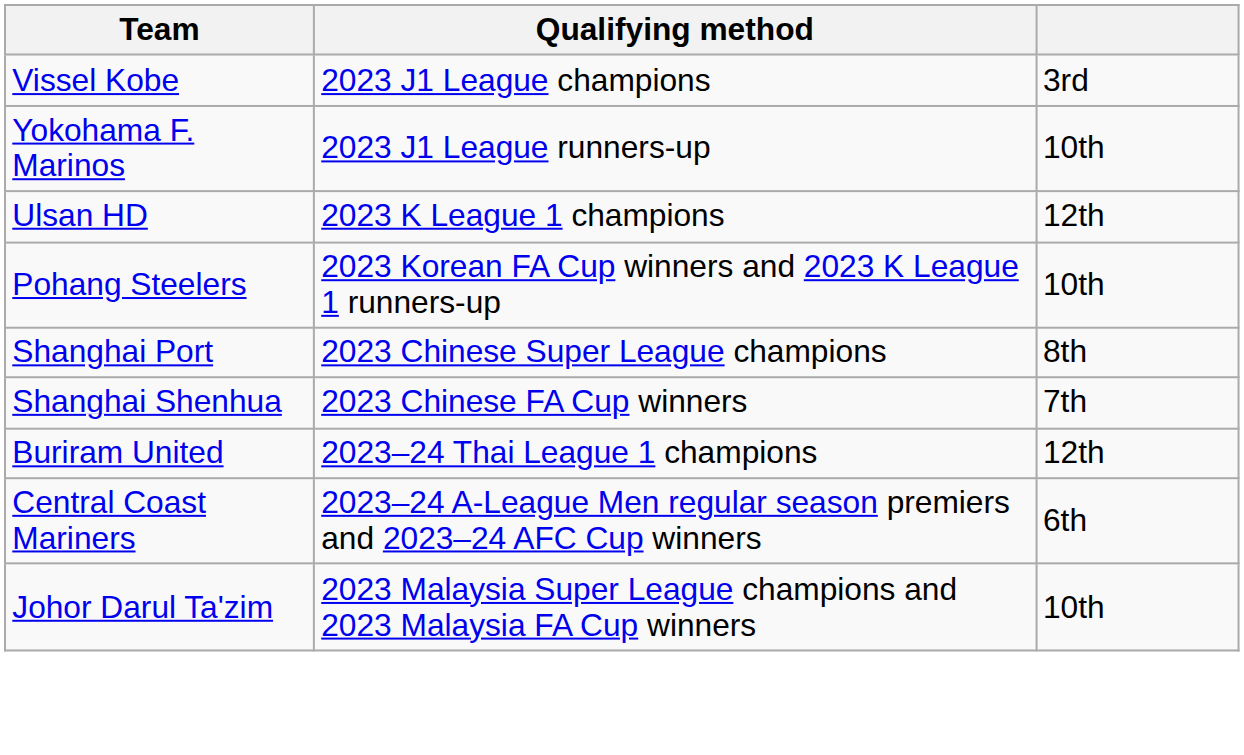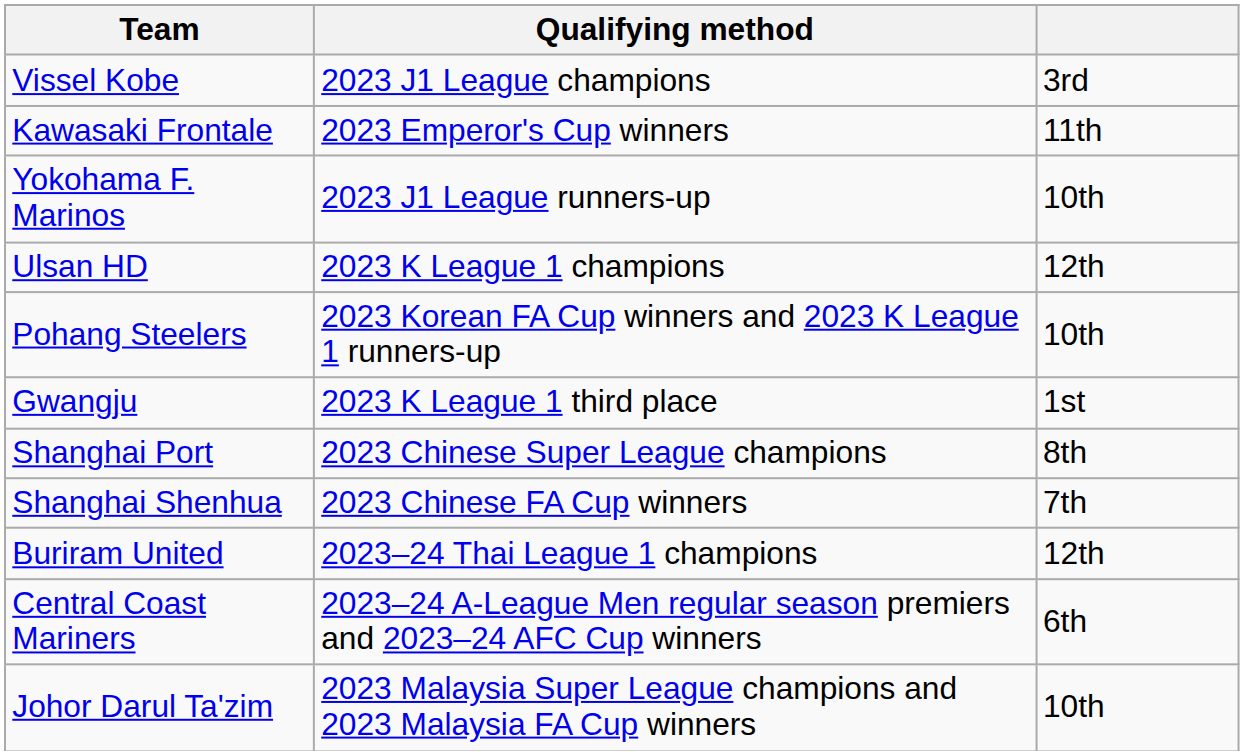+ row: (143, 130)
+ row: (75, 402)
